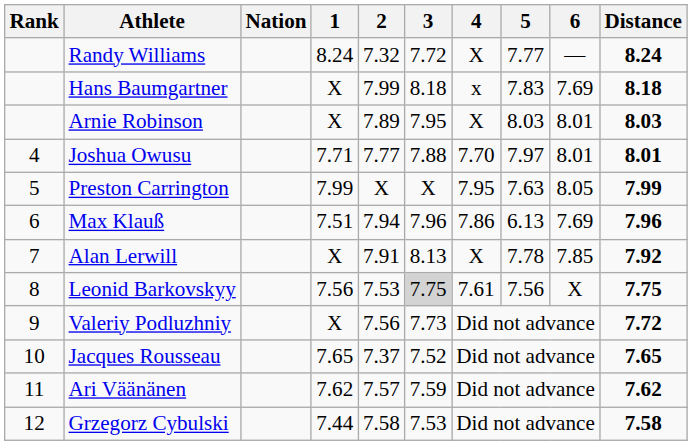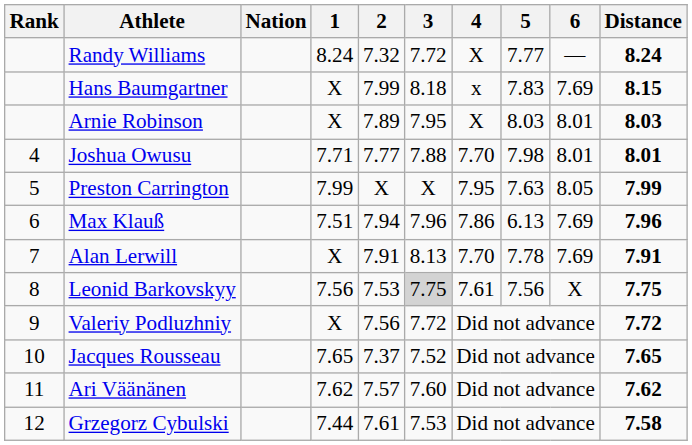(643, 88) 8.18 -> (643, 88) 8.15
(526, 155) 7.97 -> (526, 155) 7.98
(476, 255) X -> (476, 255) 7.70
(575, 255) 7.85 -> (575, 255) 7.69
(643, 255) 7.92 -> (643, 255) 7.91
(428, 322) 7.73 -> (428, 322) 7.72
(428, 389) 7.59 -> (428, 389) 7.60
(381, 423) 7.58 -> (381, 423) 7.61
